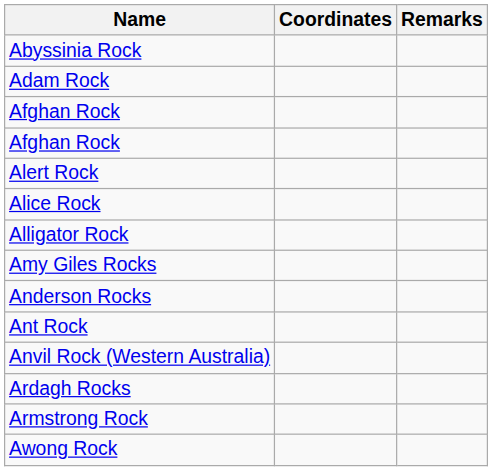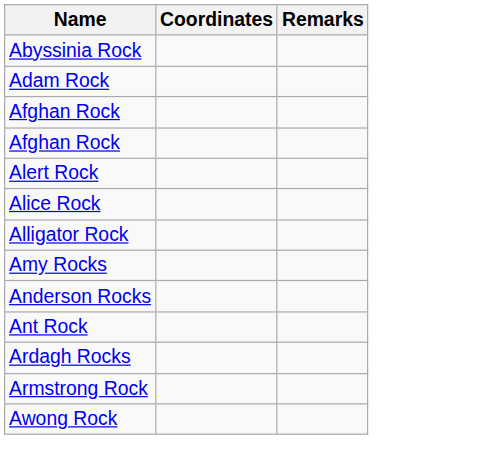- row: (83, 265)
+ row: (58, 265)
- row: (140, 357)
